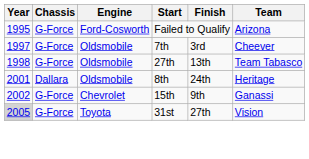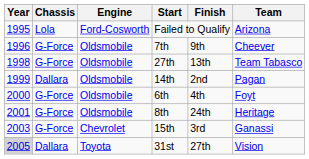(54, 29) G-Force -> (45, 29) Lola
(18, 46) 1997 -> (18, 46) 1996
(198, 46) 3rd -> (197, 46) 9th
+ row: (164, 79)
+ row: (162, 96)
(52, 79) Dallara -> (54, 112) G-Force
(18, 96) 2002 -> (18, 129) 2003
(197, 96) 9th -> (198, 129) 3rd
(54, 112) G-Force -> (52, 146) Dallara
